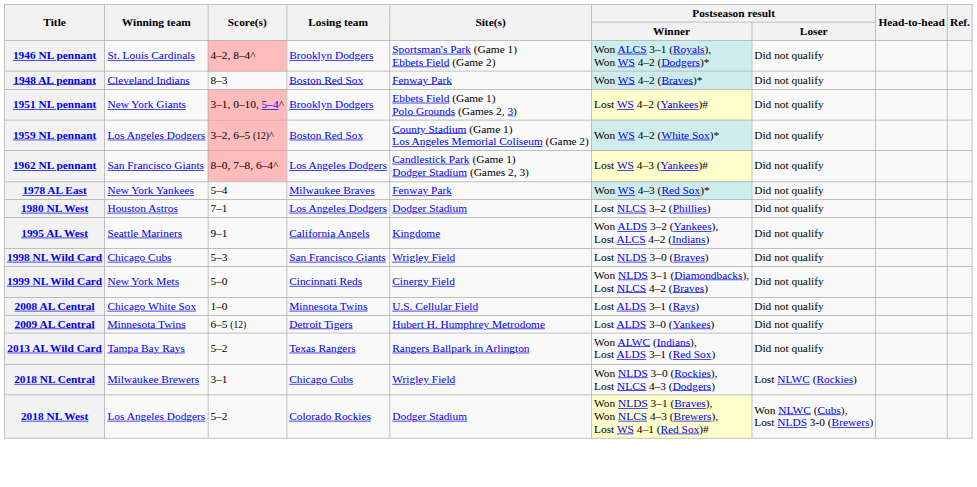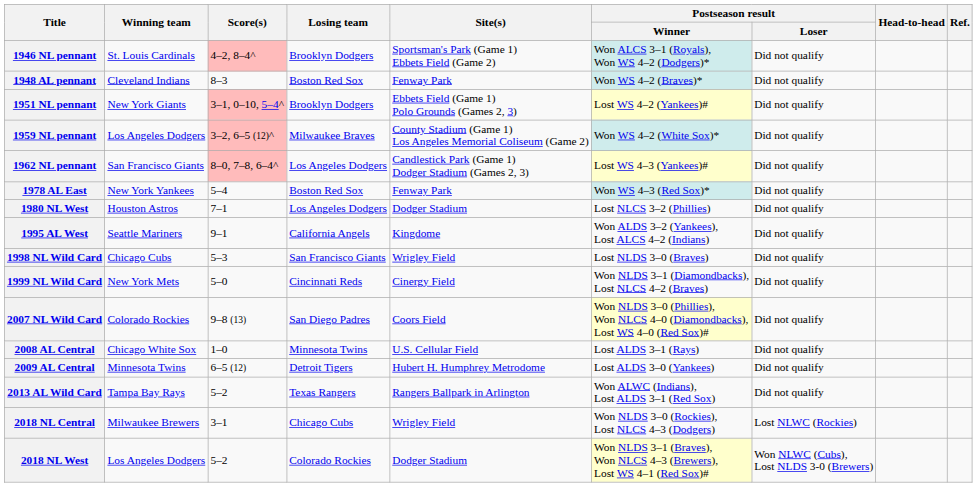(326, 135) Boston Red Sox -> (332, 135) Milwaukee Braves
(332, 190) Milwaukee Braves -> (326, 190) Boston Red Sox
+ row: (55, 319)
